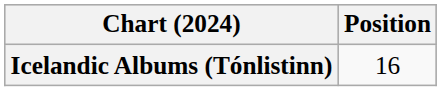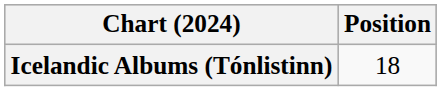(388, 64) 16 -> (388, 64) 18
